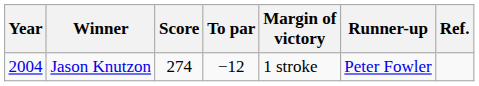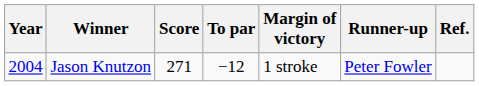(179, 66) 274 -> (179, 66) 271
